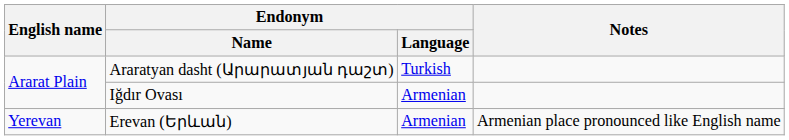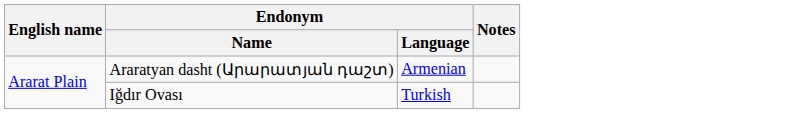(426, 69) Turkish -> (433, 69) Armenian
(433, 95) Armenian -> (426, 95) Turkish
- row: (171, 121)
